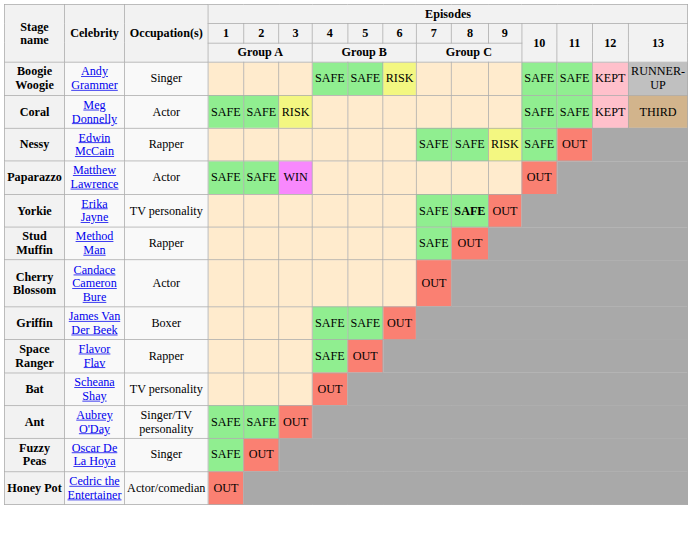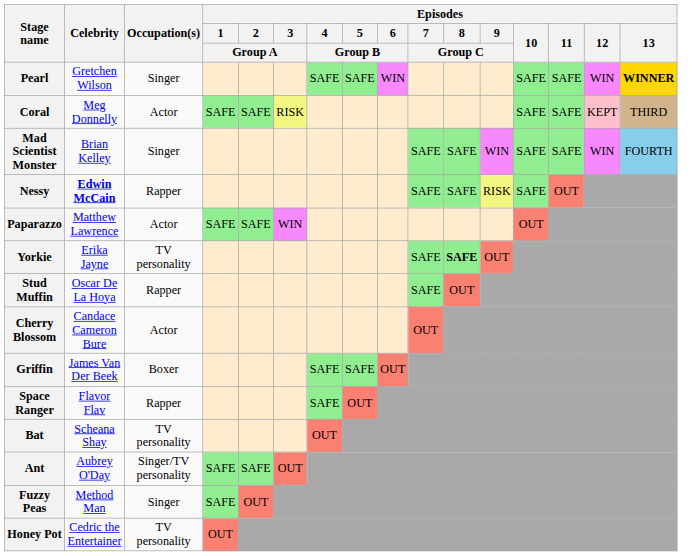+ row: (35, 78)
- row: (35, 78)
+ row: (35, 151)
(94, 144) normal -> (94, 191) bold
(94, 243) Method Man -> (94, 290) Oscar De La Hoya
(94, 455) Oscar De La Hoya -> (94, 501) Method Man
(166, 488) Actor/comedian -> (164, 534) TV personality
